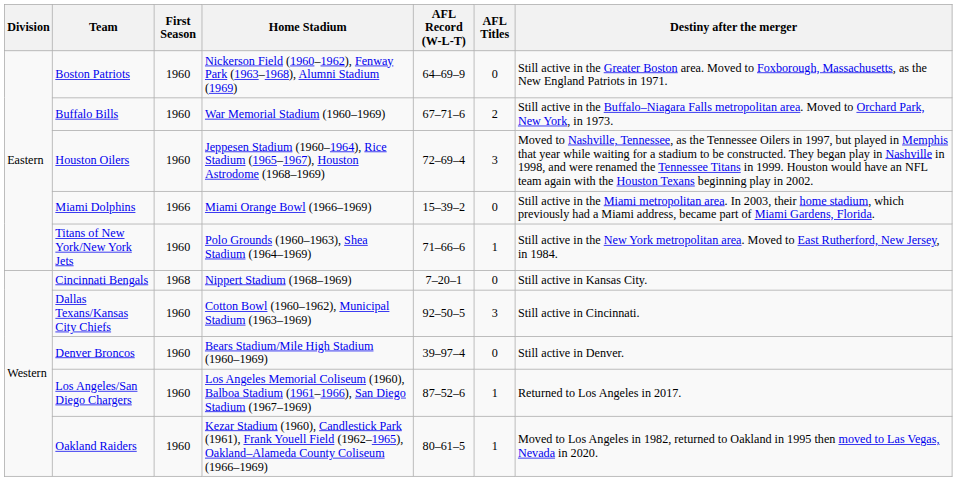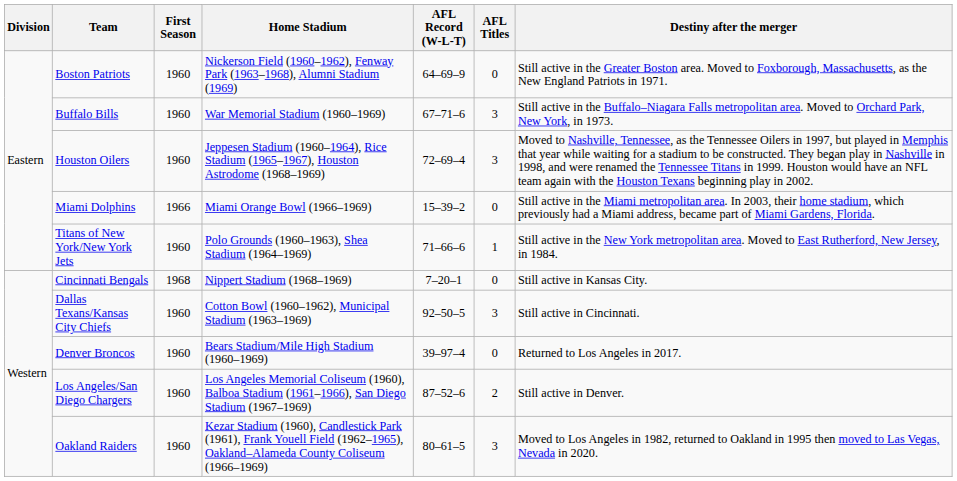(495, 114) 2 -> (495, 114) 3
(571, 353) Still active in Denver. -> (600, 353) Returned to Los Angeles in 2017.
(495, 392) 1 -> (495, 392) 2
(600, 392) Returned to Los Angeles in 2017. -> (571, 392) Still active in Denver.
(495, 446) 1 -> (495, 446) 3
